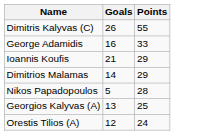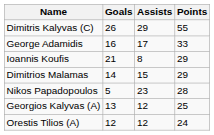+ column: (155, 12)
